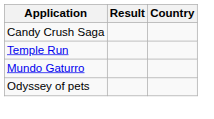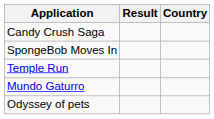+ row: (62, 50)
